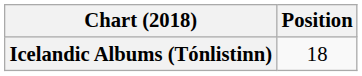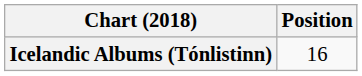(317, 53) 18 -> (317, 53) 16
